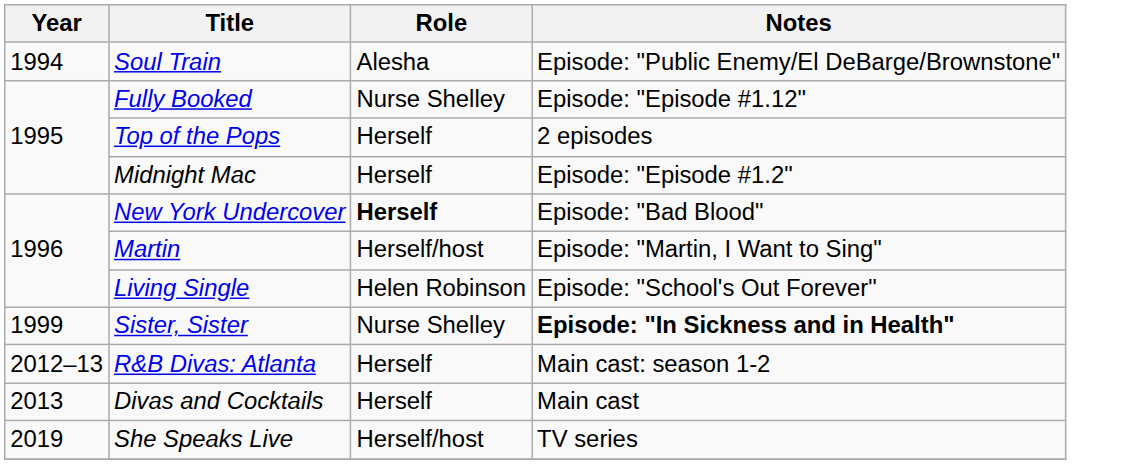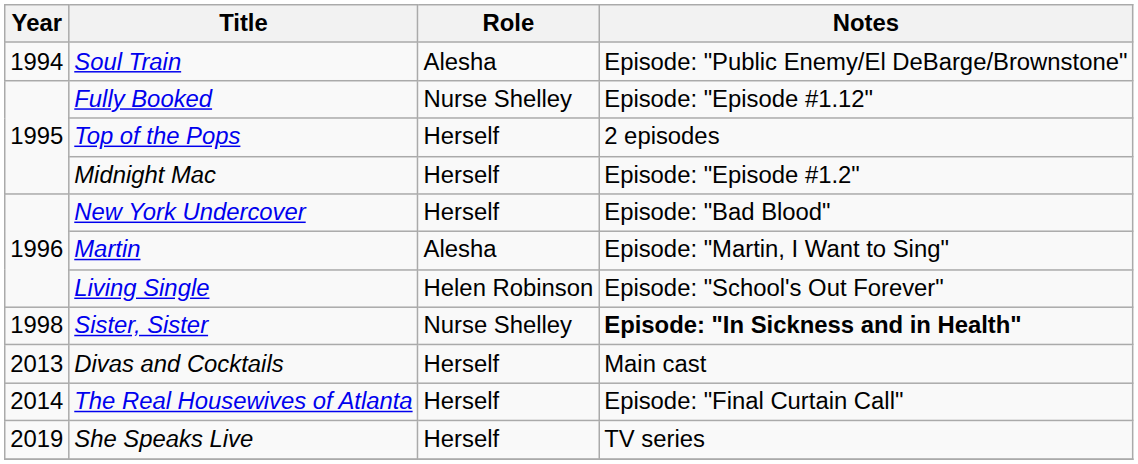(397, 212) bold -> (461, 212) normal
(420, 250) Herself/host -> (460, 250) Alesha
(37, 325) 1999 -> (37, 325) 1998
- row: (215, 363)
+ row: (243, 401)
(420, 439) Herself/host -> (461, 439) Herself
